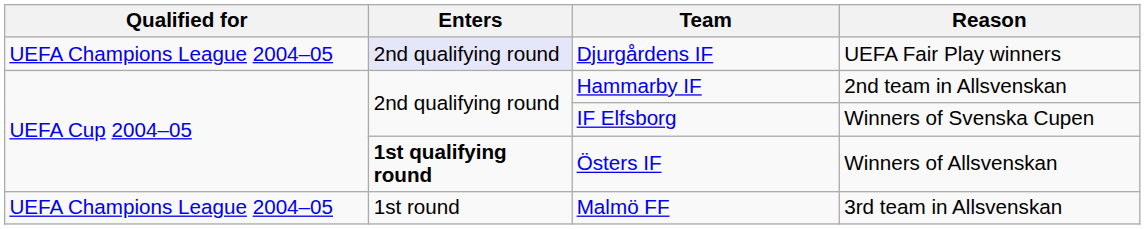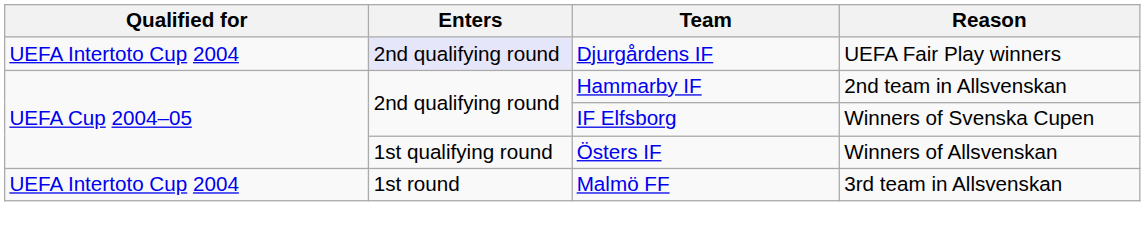(171, 53) UEFA Champions League 2004–05 -> (124, 53) UEFA Intertoto Cup 2004
(440, 163) bold -> (463, 151) normal
(171, 207) UEFA Champions League 2004–05 -> (124, 184) UEFA Intertoto Cup 2004
